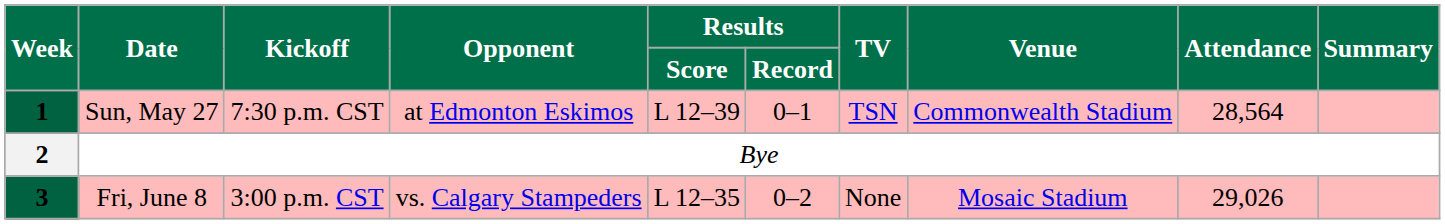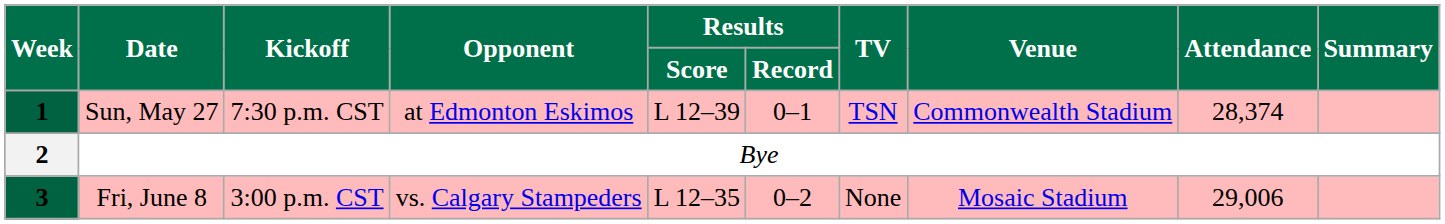(1248, 111) 28,564 -> (1248, 111) 28,374
(1248, 197) 29,026 -> (1248, 197) 29,006
